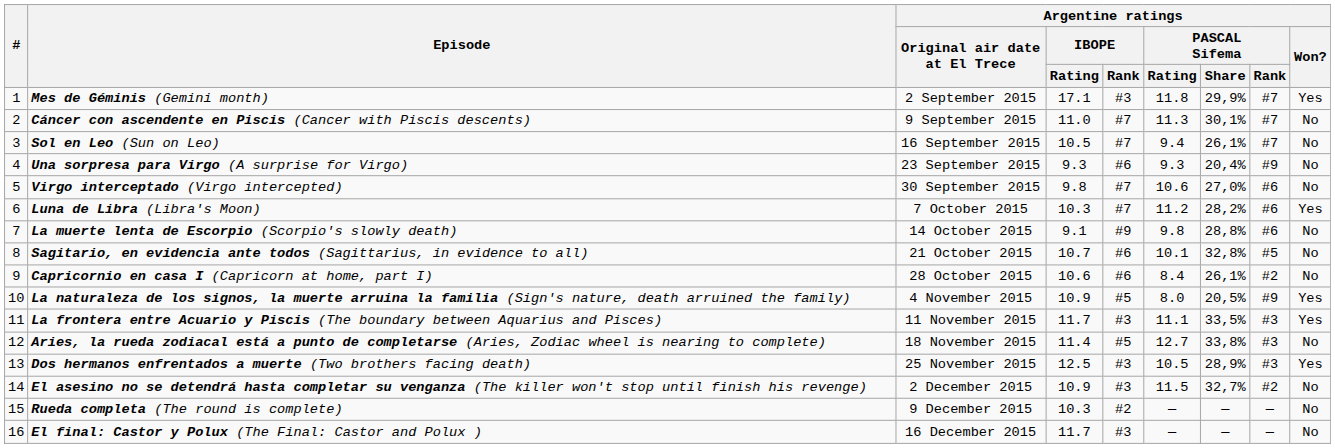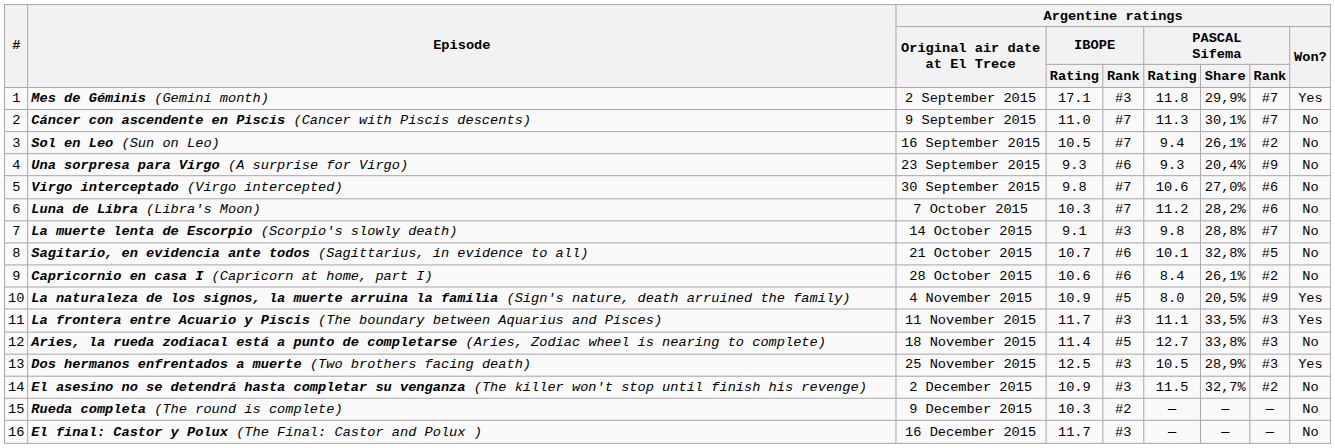(1270, 143) #7 -> (1270, 143) #2
(1310, 209) Yes -> (1310, 209) No
(1123, 232) #9 -> (1123, 232) #3
(1270, 232) #6 -> (1270, 232) #7
